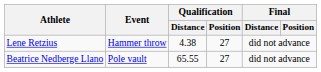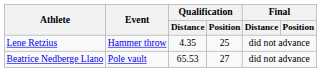(188, 43) 4.38 -> (188, 43) 4.35
(225, 43) 27 -> (225, 43) 25
(188, 59) 65.55 -> (188, 59) 65.53
